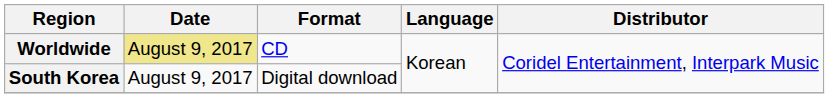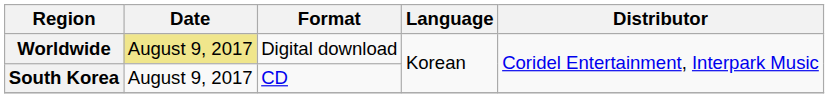(275, 48) CD -> (329, 48) Digital download
(329, 78) Digital download -> (275, 78) CD
